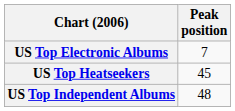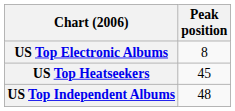(204, 52) 7 -> (204, 52) 8
